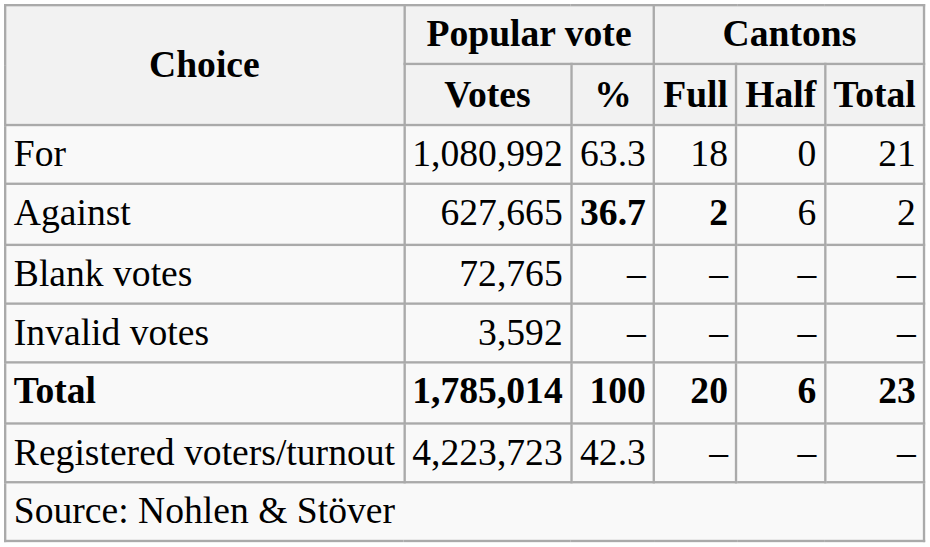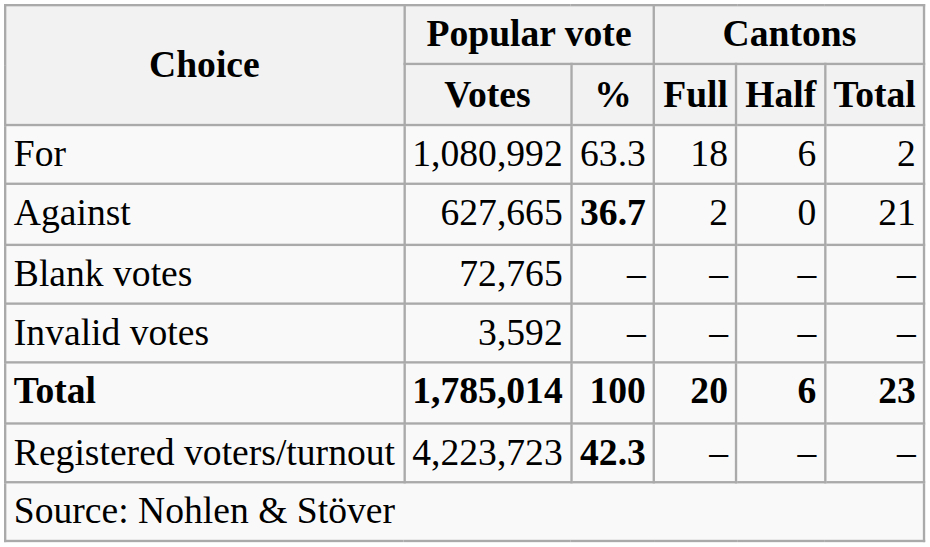(807, 153) 0 -> (807, 153) 6
(897, 153) 21 -> (906, 153) 2
(719, 213) bold -> (719, 213) normal
(807, 213) 6 -> (807, 213) 0
(906, 213) 2 -> (897, 213) 21
(613, 451) normal -> (613, 451) bold
